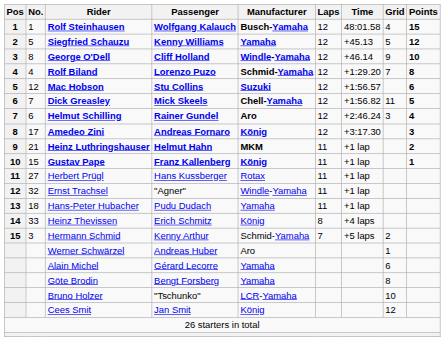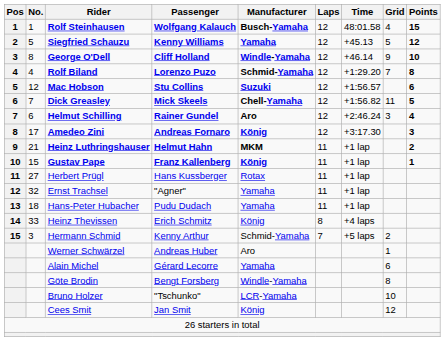(274, 191) Windle-Yamaha -> (258, 191) Yamaha
(258, 280) Yamaha -> (274, 280) Windle-Yamaha
